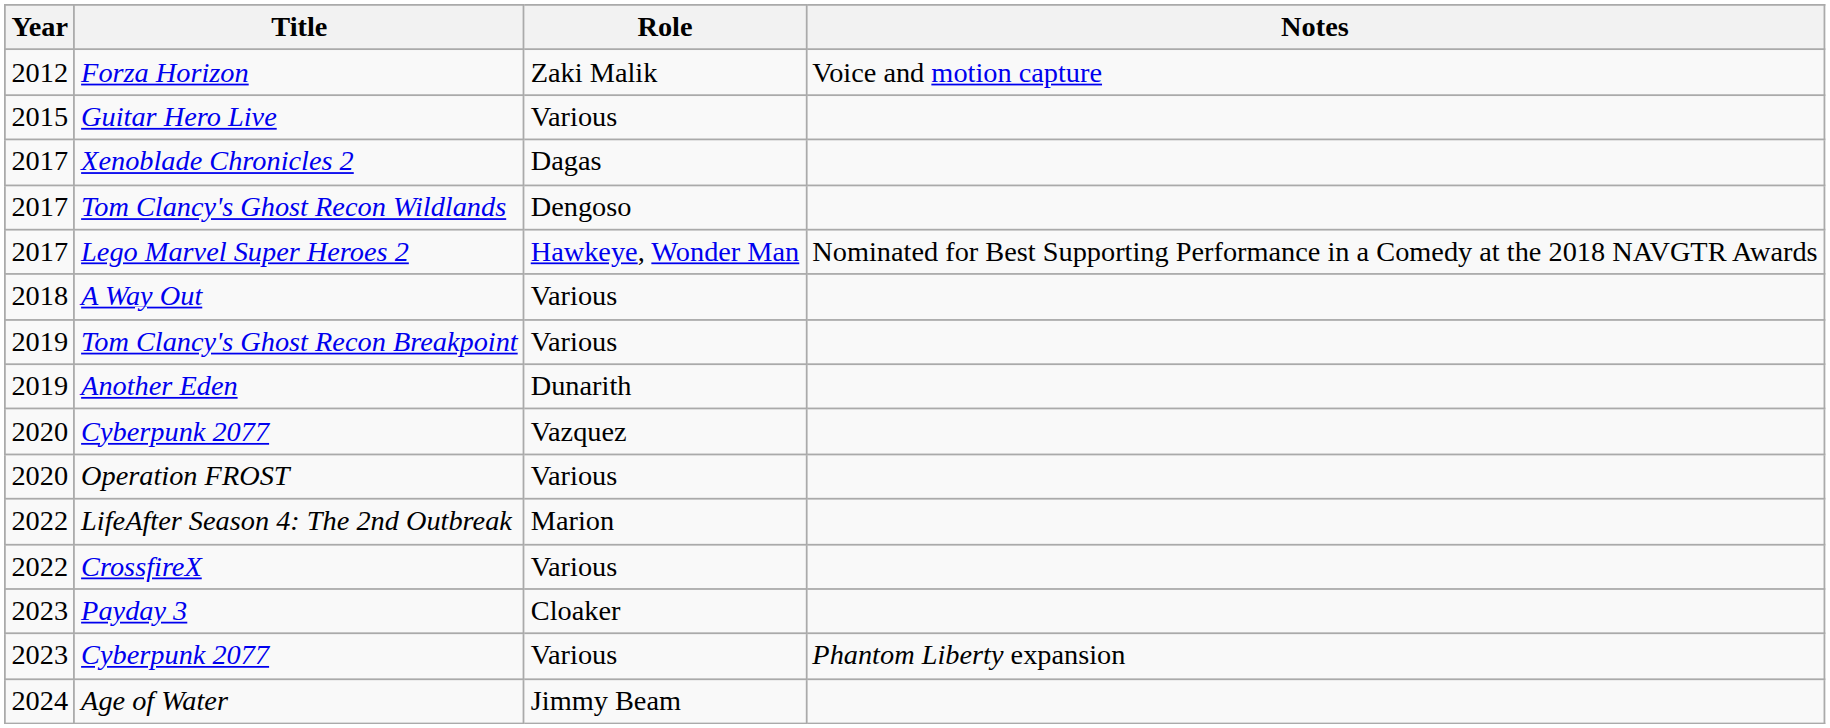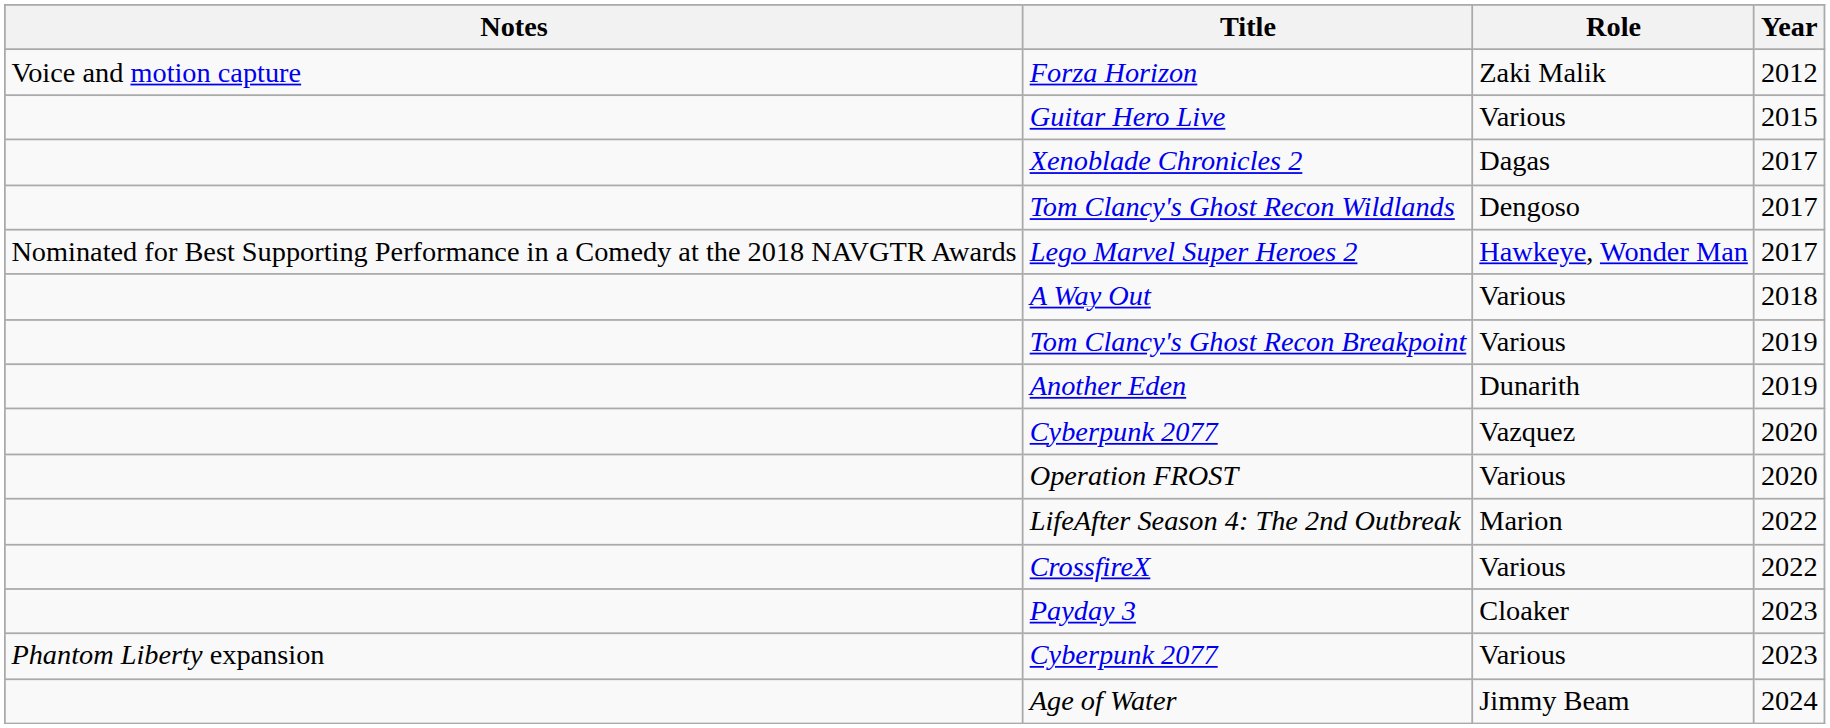columns swapped: (40, 26) <-> (1315, 26)
